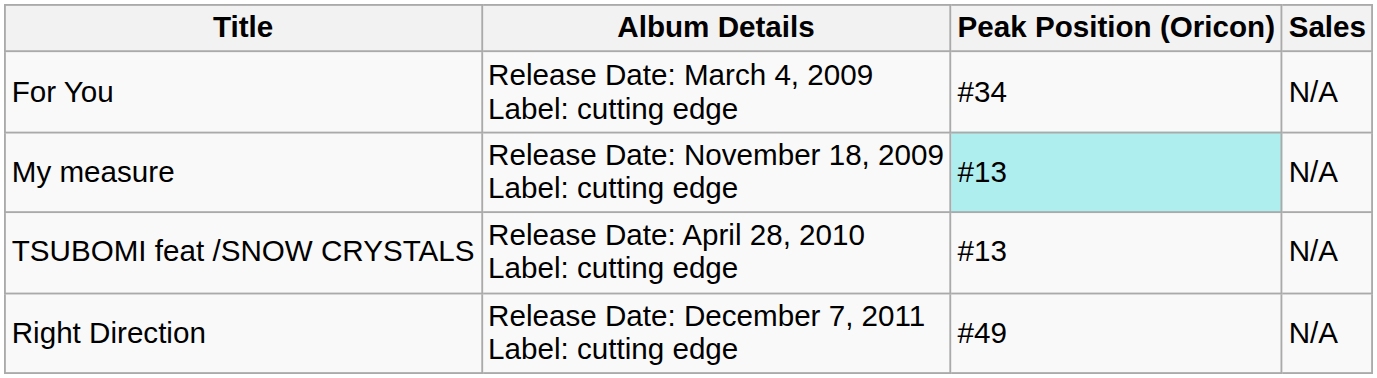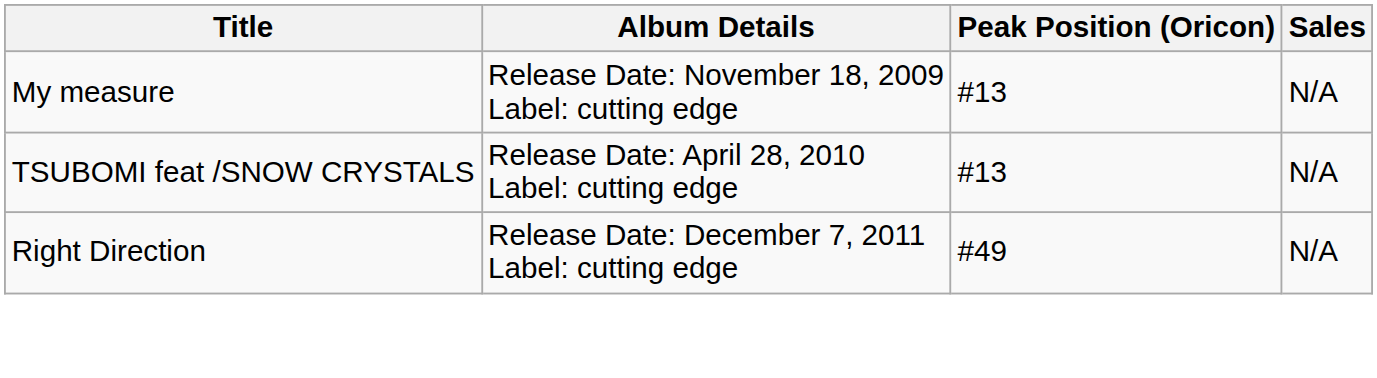- row: (63, 91)
(982, 171) paleturquoise background -> (982, 91) no background
